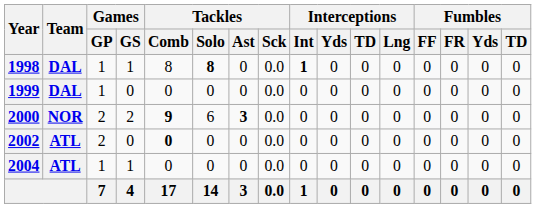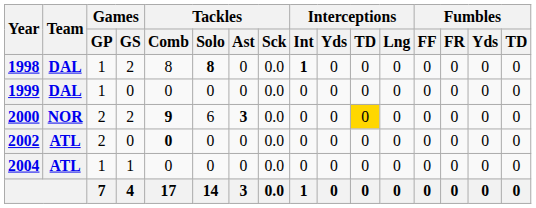(130, 66) 1 -> (130, 66) 2
(365, 116) no background -> (365, 116) gold background
